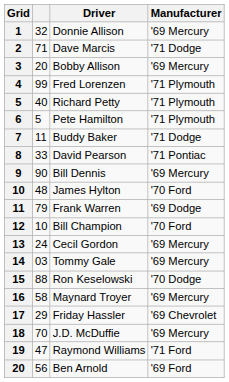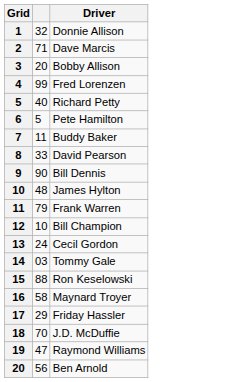- column: (186, 13)
